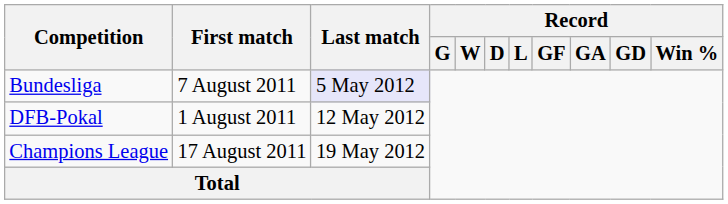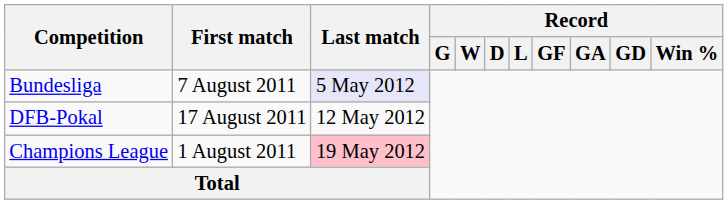(237, 118) 1 August 2011 -> (242, 118) 17 August 2011
(242, 150) 17 August 2011 -> (237, 150) 1 August 2011
(370, 150) no background -> (370, 150) pink background
